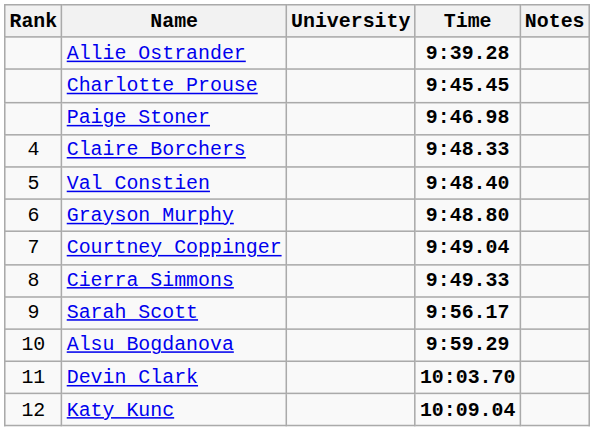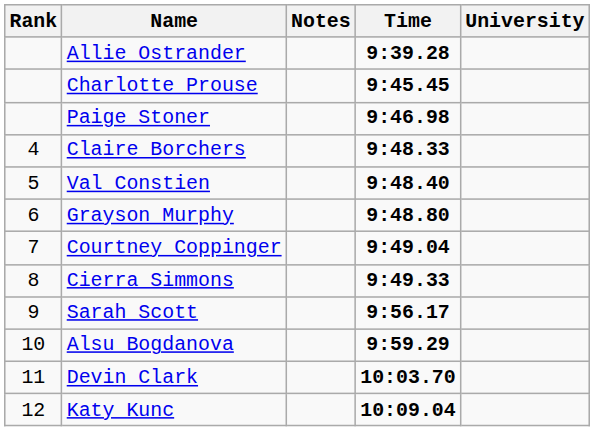columns swapped: (351, 21) <-> (555, 21)
